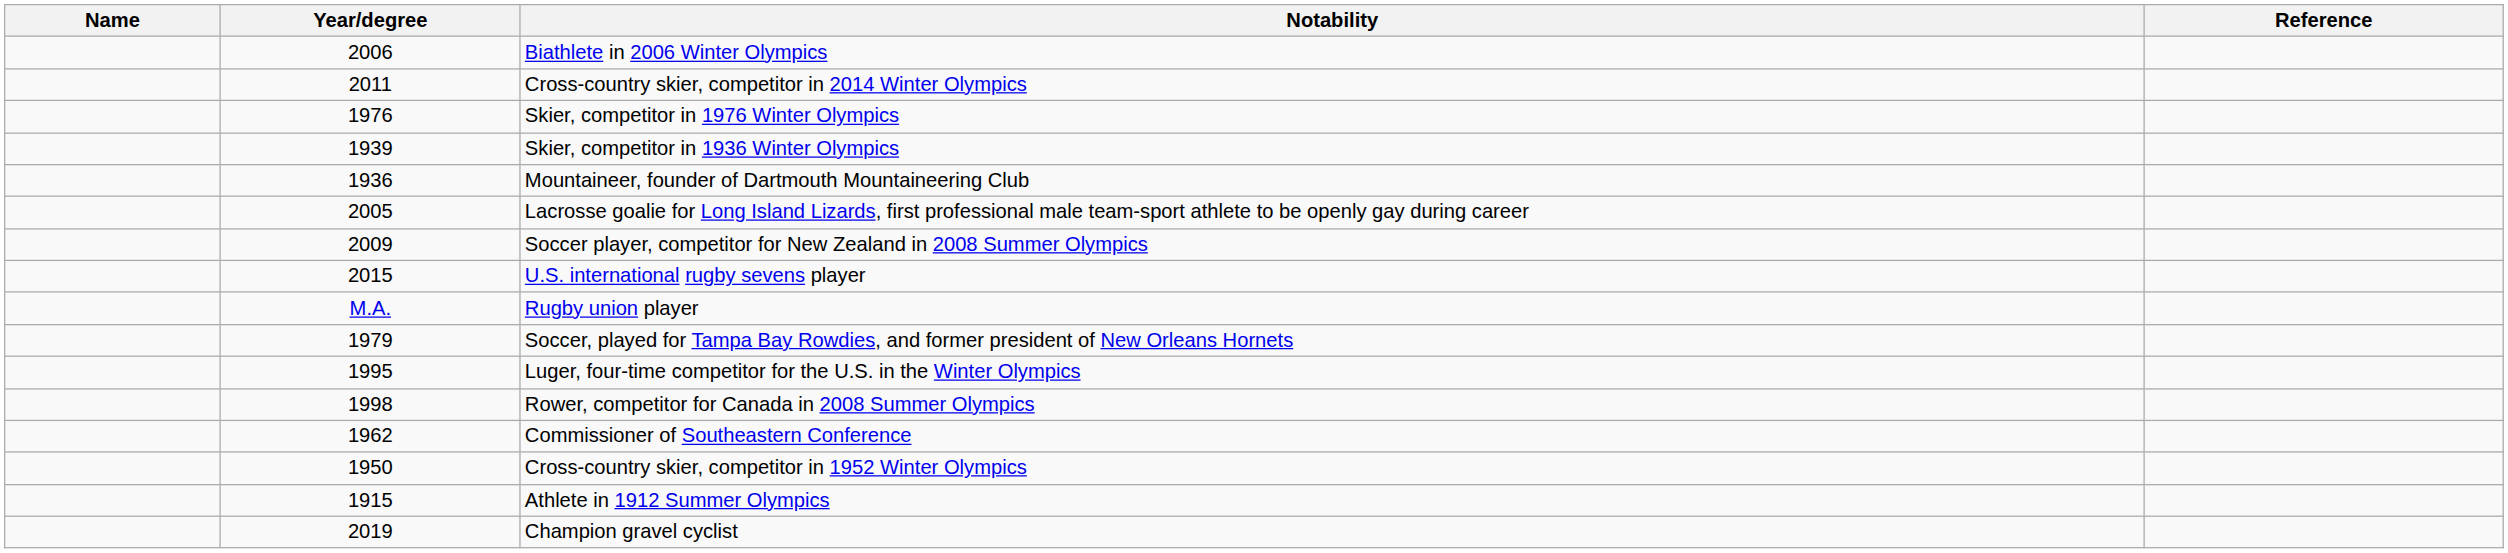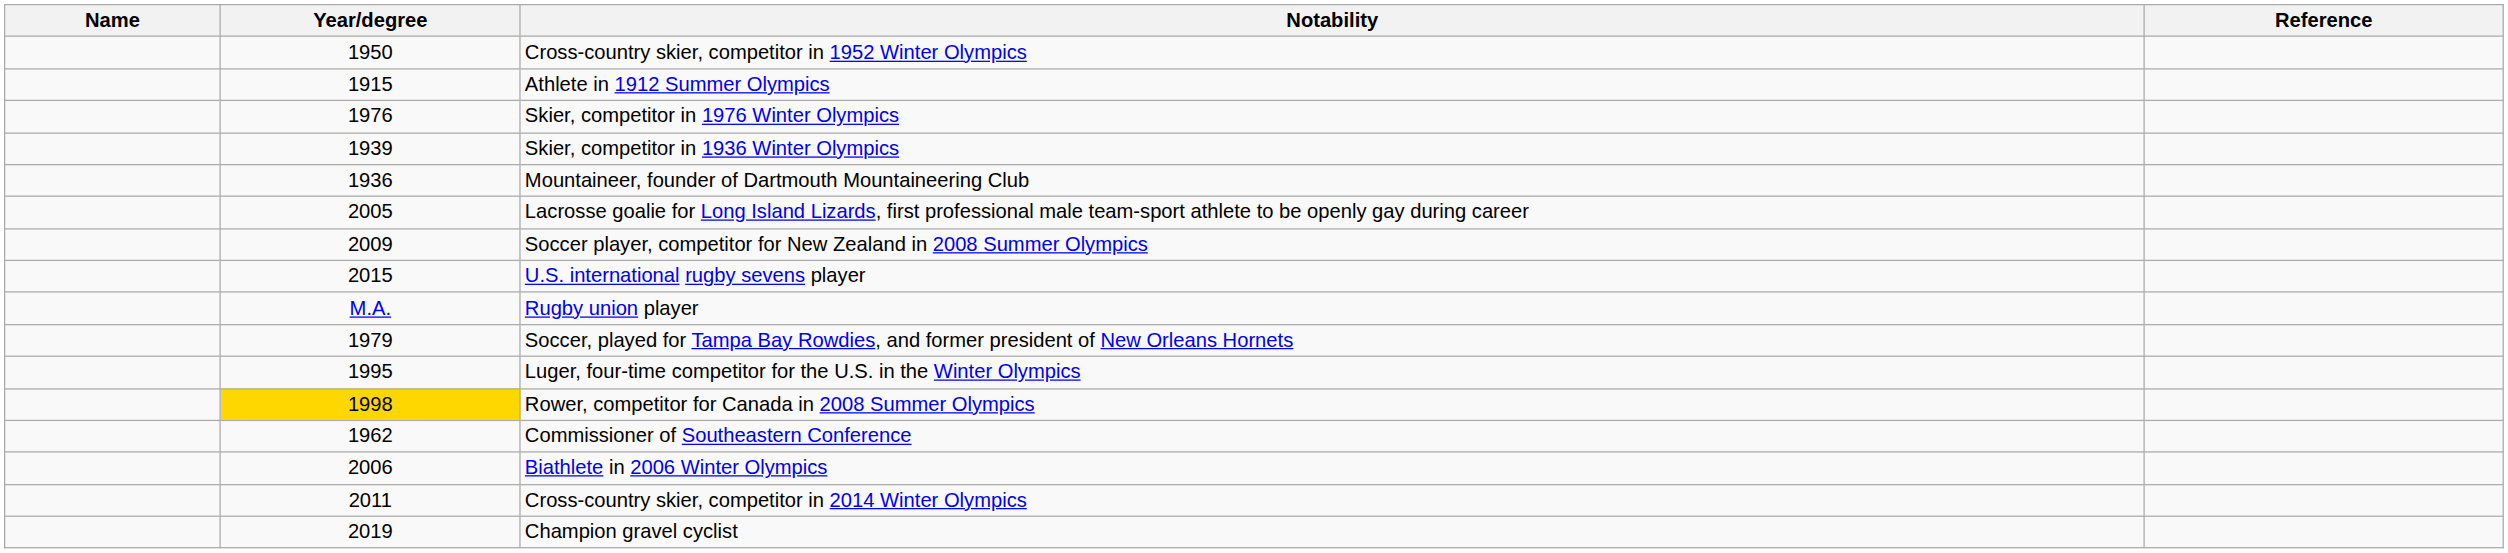rows swapped: (776, 468) <-> (676, 52)
rows swapped: (776, 84) <-> (677, 500)
(370, 404) no background -> (370, 404) gold background
